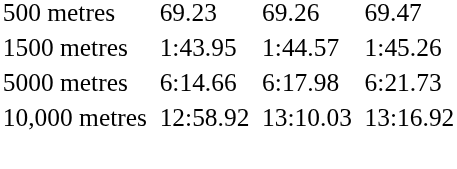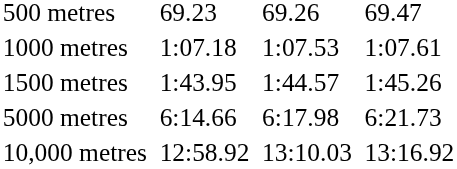+ row: (65, 47)
